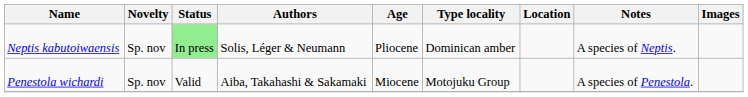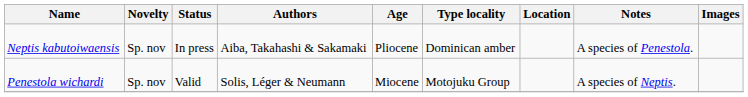(194, 48) lightgreen background -> (194, 48) no background
(283, 48) Solis, Léger & Neumann -> (293, 48) Aiba, Takahashi & Sakamaki
(626, 48) A species of Neptis. -> (635, 48) A species of Penestola.
(293, 82) Aiba, Takahashi & Sakamaki -> (283, 82) Solis, Léger & Neumann
(635, 82) A species of Penestola. -> (626, 82) A species of Neptis.
